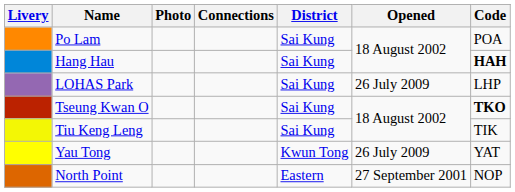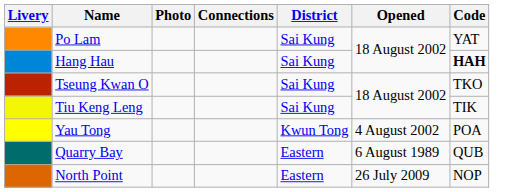(488, 38) POA -> (466, 38) YAT
- row: (94, 84)
(490, 107) bold -> (468, 84) normal
(392, 152) 26 July 2009 -> (397, 130) 4 August 2002
(487, 152) YAT -> (467, 130) POA
+ row: (89, 152)
(411, 175) 27 September 2001 -> (392, 175) 26 July 2009
